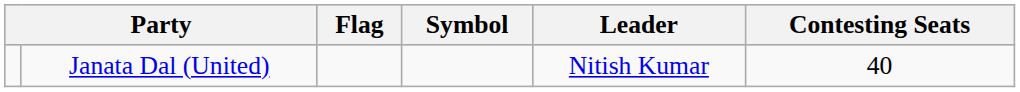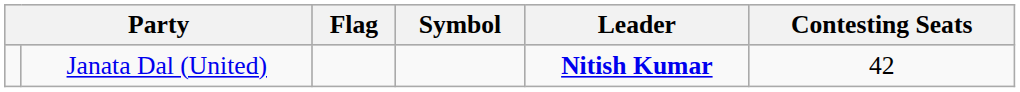(639, 65) normal -> (637, 65) bold
(880, 65) 40 -> (882, 65) 42
